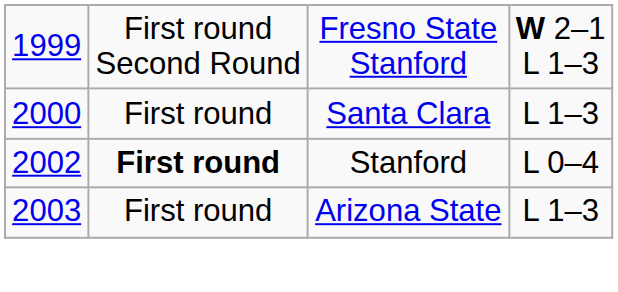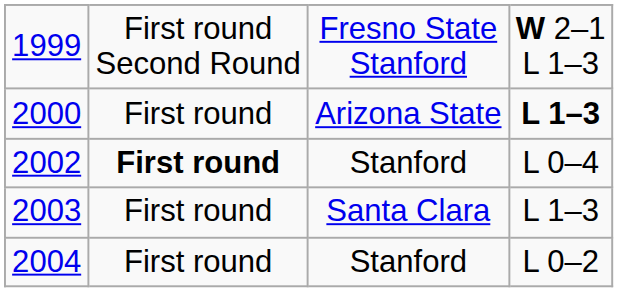(408, 113) Santa Clara -> (408, 113) Arizona State
(561, 113) normal -> (561, 113) bold
(408, 211) Arizona State -> (408, 211) Santa Clara
+ row: (47, 260)
